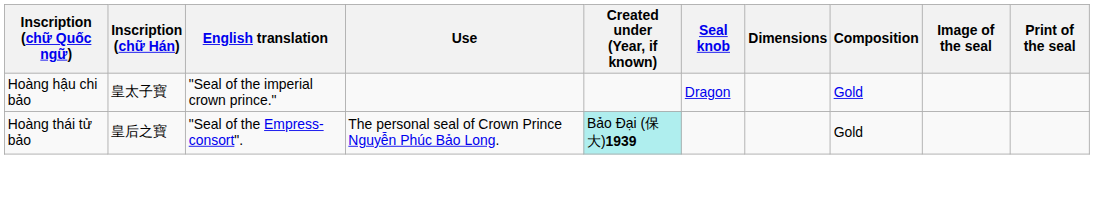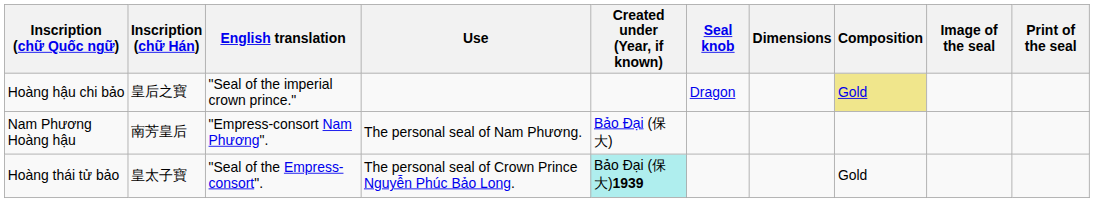(139, 91) 皇太子寶 -> (159, 91) 皇后之寶
(848, 92) no background -> (853, 92) khaki background
+ row: (50, 132)
(139, 132) 皇后之寶 -> (159, 175) 皇太子寶
